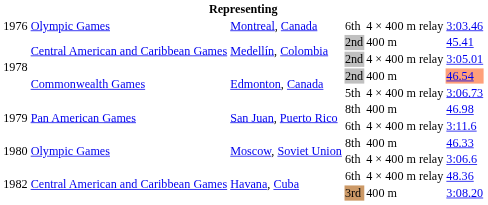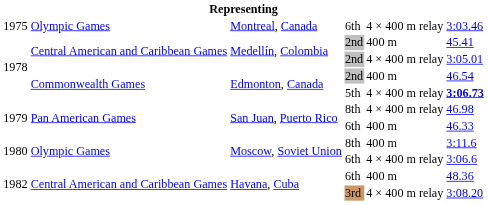(15, 25) 1976 -> (15, 25) 1975
(460, 76) lightsalmon background -> (460, 76) no background
(465, 92) normal -> (465, 92) bold
(382, 109) 400 m -> (405, 109) 4 × 400 m relay
(405, 126) 4 × 400 m relay -> (382, 126) 400 m
(462, 126) 3:11.6 -> (460, 126) 46.33
(460, 142) 46.33 -> (462, 142) 3:11.6
(405, 176) 4 × 400 m relay -> (382, 176) 400 m
(382, 193) 400 m -> (405, 193) 4 × 400 m relay
